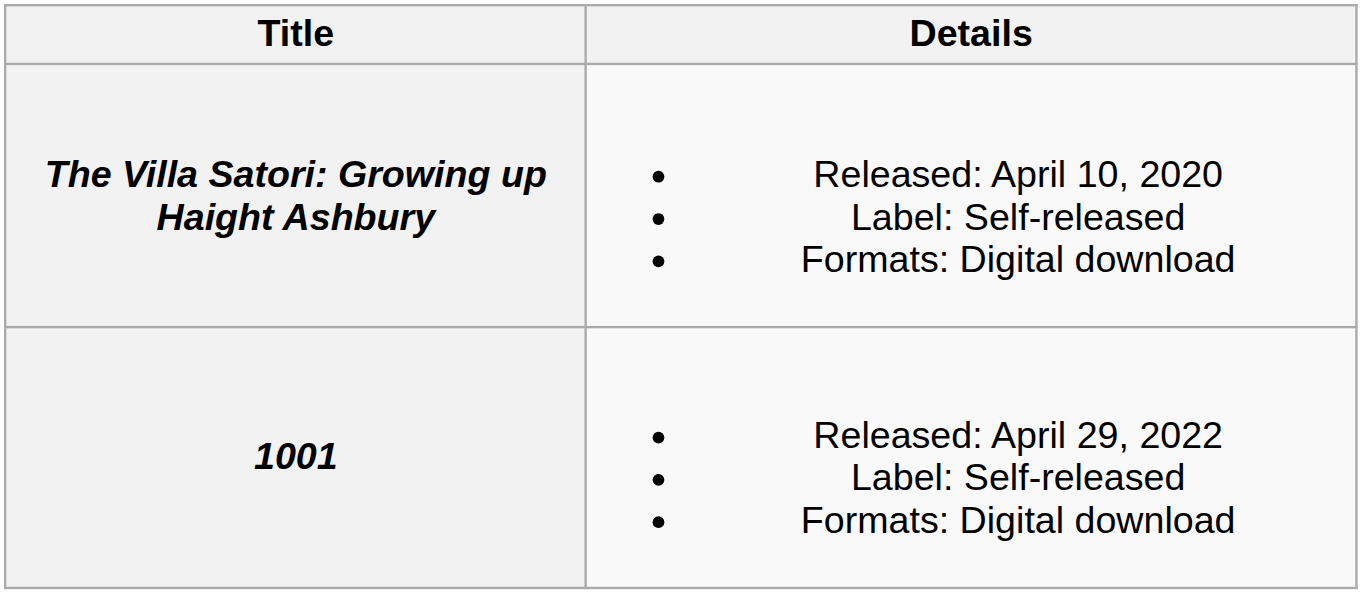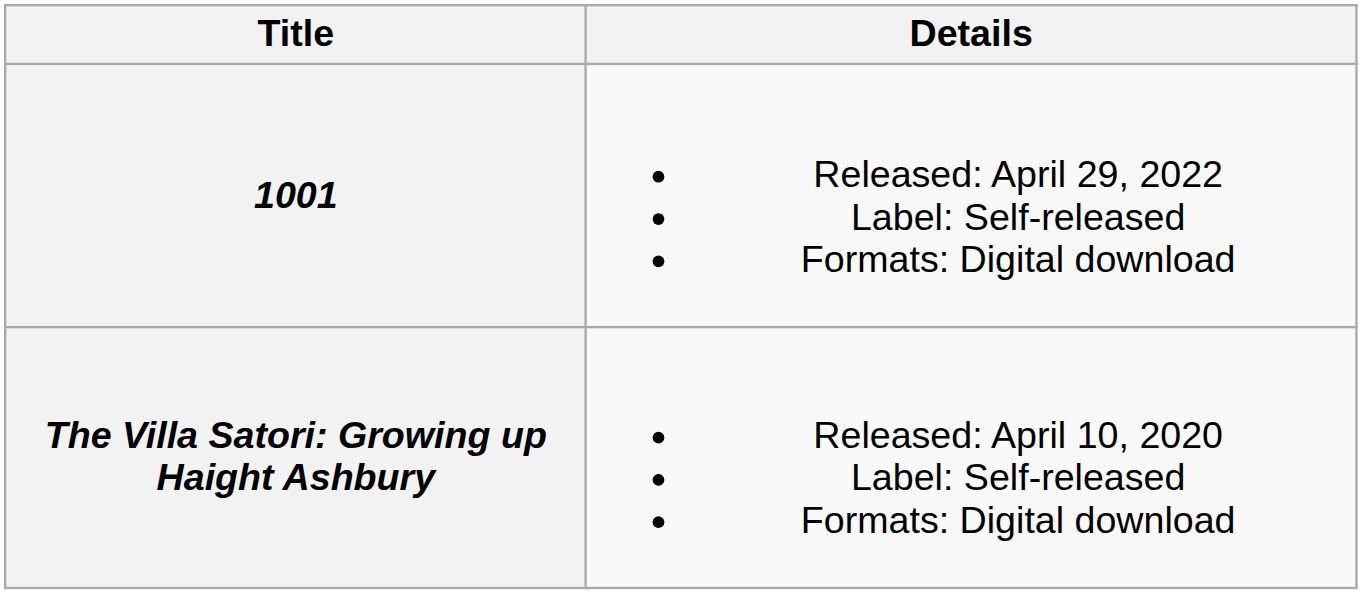rows swapped: (296, 194) <-> (296, 456)
